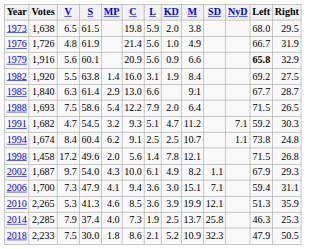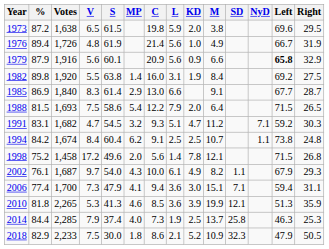+ column: (40, 12)
(261, 28) 68.0 -> (284, 28) 69.6
(71, 92) 6.3 -> (93, 92) 8.3
